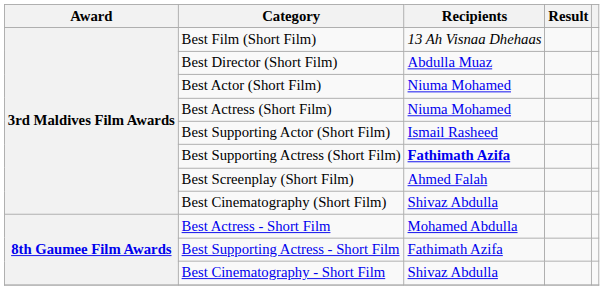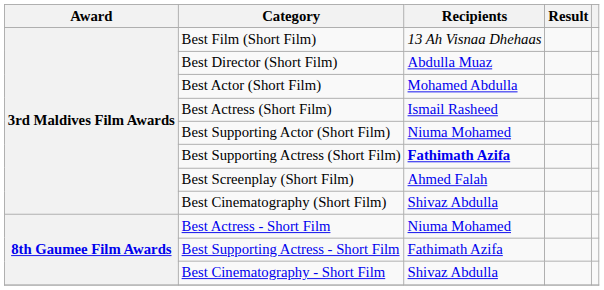(459, 86) Niuma Mohamed -> (463, 86) Mohamed Abdulla
(459, 109) Niuma Mohamed -> (453, 109) Ismail Rasheed
(453, 132) Ismail Rasheed -> (459, 132) Niuma Mohamed
(463, 226) Mohamed Abdulla -> (459, 226) Niuma Mohamed
